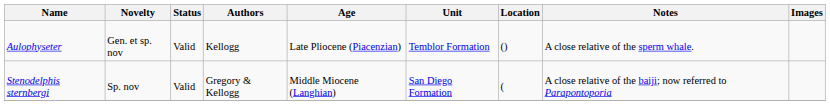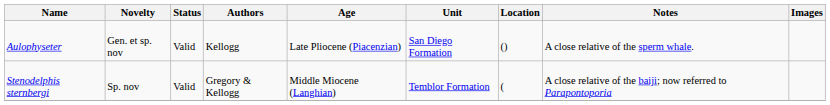(449, 46) Temblor Formation -> (430, 46) San Diego Formation
(430, 86) San Diego Formation -> (449, 86) Temblor Formation
